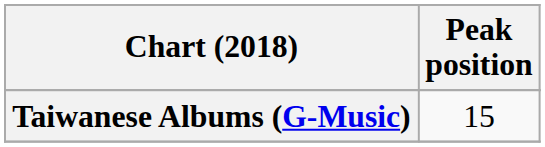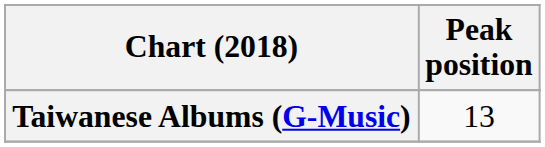(479, 115) 15 -> (479, 115) 13
